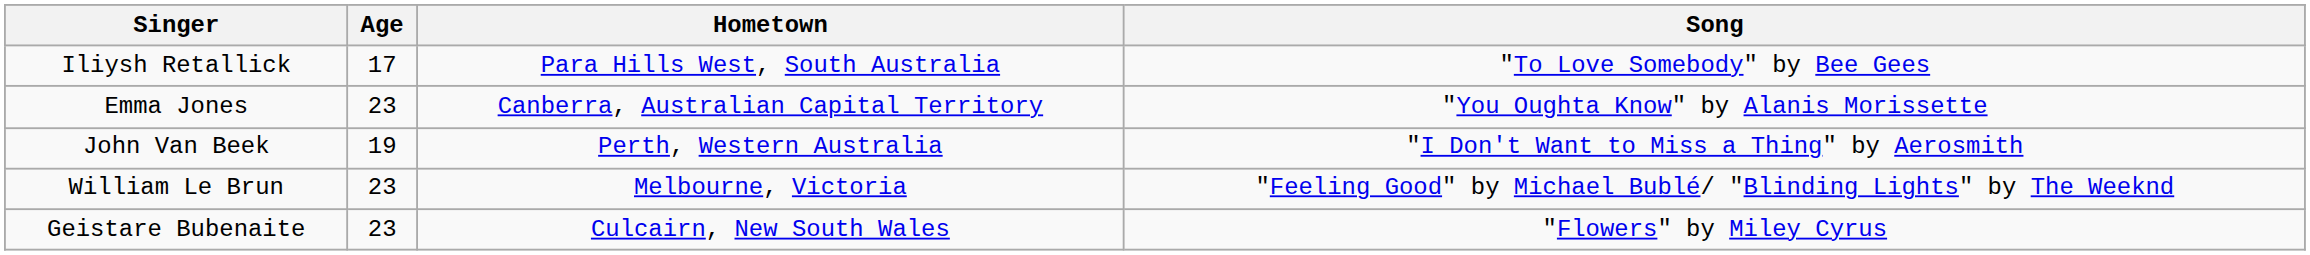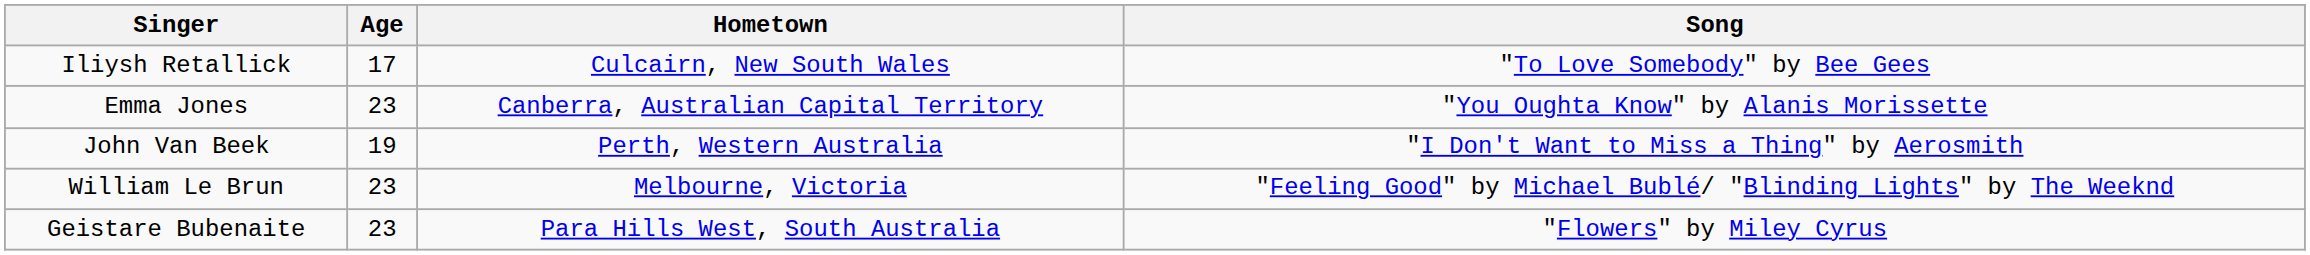(770, 65) Para Hills West, South Australia -> (770, 65) Culcairn, New South Wales
(770, 229) Culcairn, New South Wales -> (770, 229) Para Hills West, South Australia
